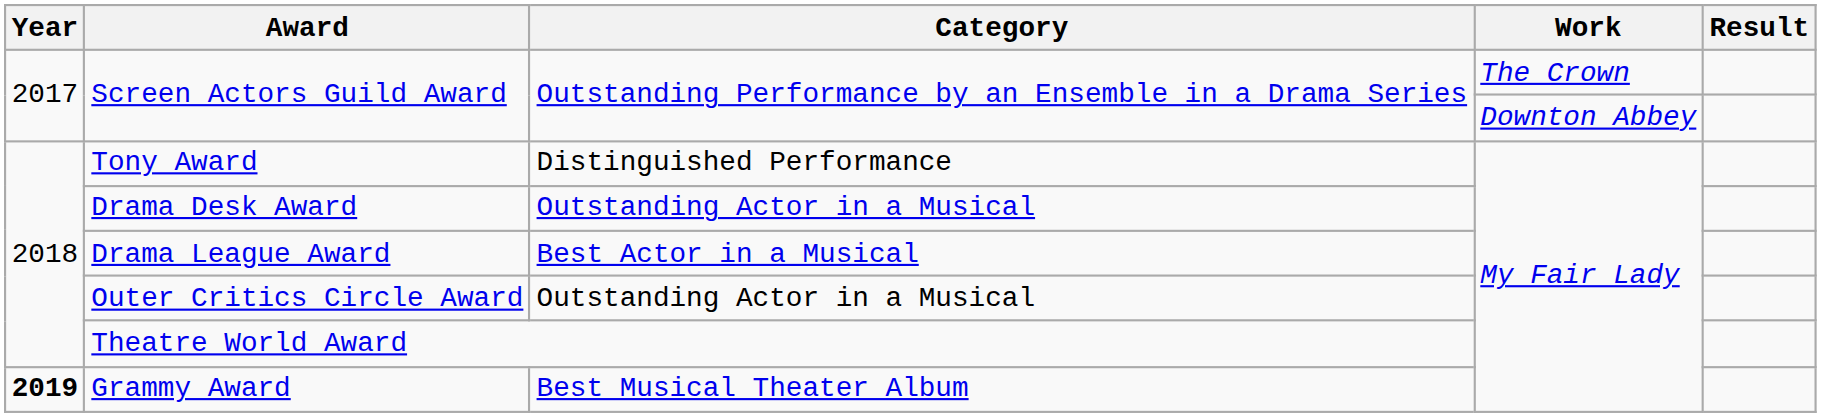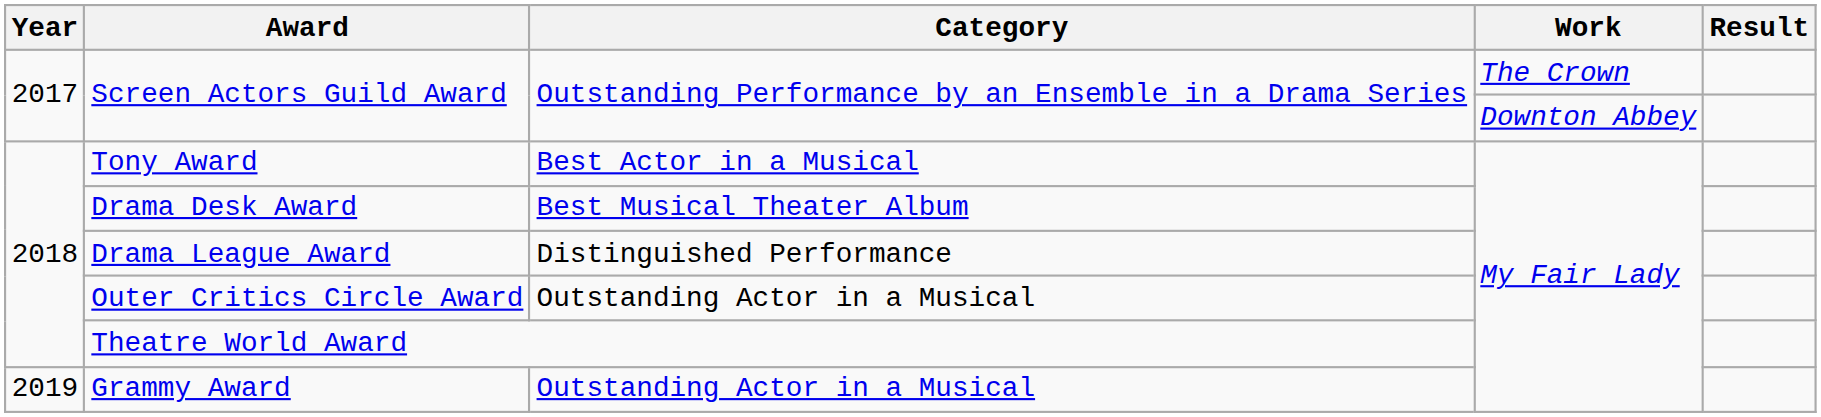(744, 163) Distinguished Performance -> (728, 163) Best Actor in a Musical
(786, 208) Outstanding Actor in a Musical -> (753, 208) Best Musical Theater Album
(728, 253) Best Actor in a Musical -> (744, 253) Distinguished Performance
(45, 389) bold -> (45, 389) normal
(753, 389) Best Musical Theater Album -> (786, 389) Outstanding Actor in a Musical
